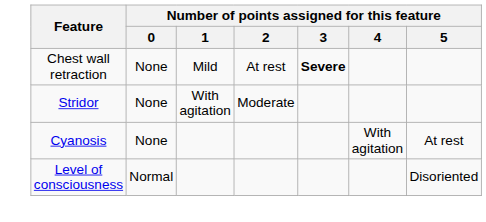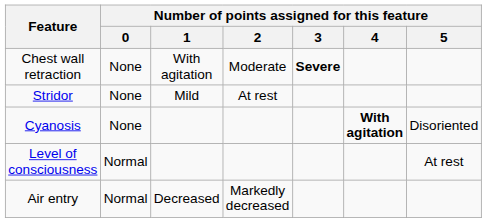(205, 66) Mild -> (187, 66) With agitation
(266, 66) At rest -> (258, 66) Moderate
(205, 103) With agitation -> (187, 95) Mild
(266, 103) Moderate -> (258, 95) At rest
(377, 140) normal -> (375, 125) bold
(444, 140) At rest -> (444, 125) Disoriented
(444, 177) Disoriented -> (444, 161) At rest
+ row: (53, 198)
